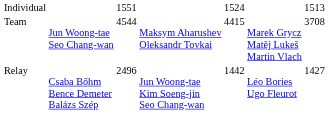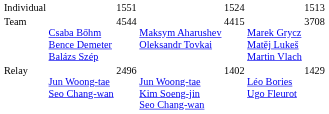(81, 39) Jun Woong-tae Seo Chang-wan -> (80, 44) Csaba Bőhm Bence Demeter Balázs Szép
(80, 93) Csaba Bőhm Bence Demeter Balázs Szép -> (81, 87) Jun Woong-tae Seo Chang-wan
(234, 70) 1442 -> (234, 70) 1402
(315, 70) 1427 -> (315, 70) 1429
